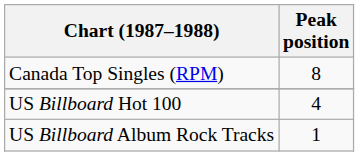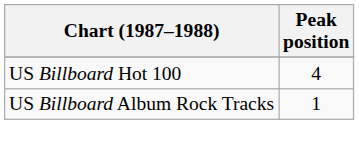- row: (116, 72)
